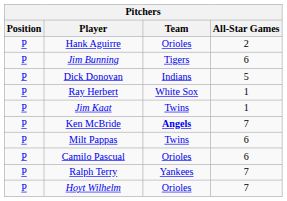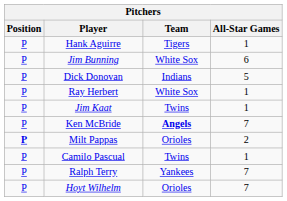(177, 44) Orioles -> (177, 44) Tigers
(246, 44) 2 -> (246, 44) 1
(177, 60) Tigers -> (177, 60) White Sox
(24, 140) normal -> (24, 140) bold
(177, 140) Twins -> (177, 140) Orioles
(246, 140) 6 -> (246, 140) 2
(177, 156) Orioles -> (177, 156) Twins
(246, 156) 6 -> (246, 156) 1
